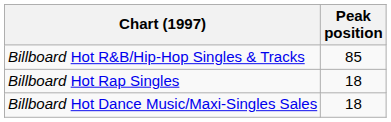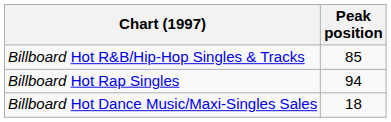(353, 81) 18 -> (353, 81) 94
